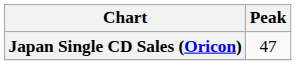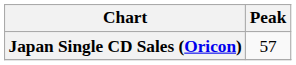(268, 45) 47 -> (268, 45) 57
